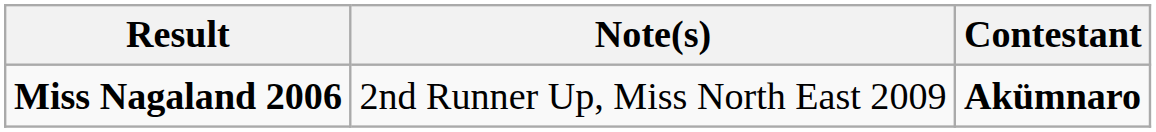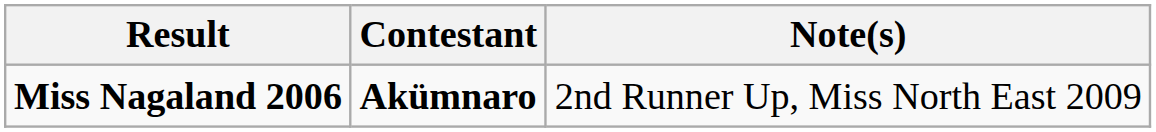columns swapped: (1053, 34) <-> (653, 34)
